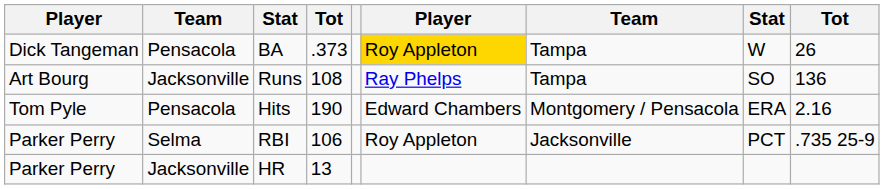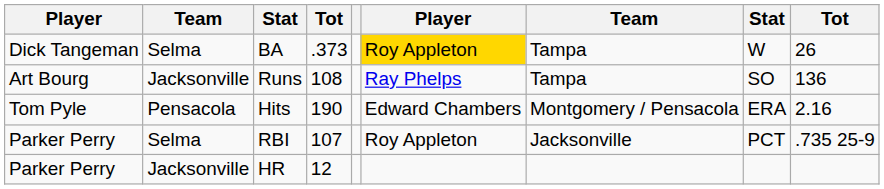(192, 49) Pensacola -> (174, 49) Selma
(326, 139) 106 -> (326, 139) 107
(321, 169) 13 -> (321, 169) 12
